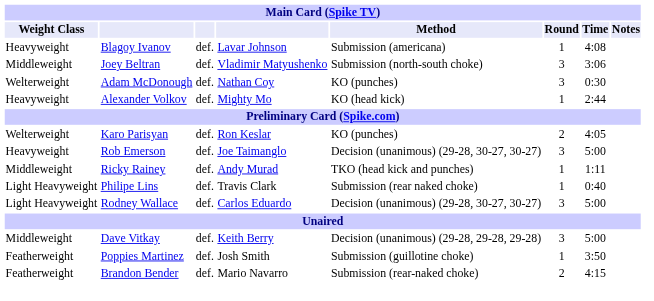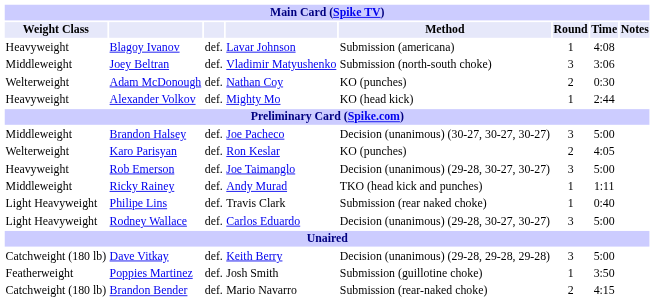(562, 82) 3 -> (571, 82) 2
+ row: (148, 134)
(39, 238) Middleweight -> (56, 256) Catchweight (180 lb)
(39, 273) Featherweight -> (56, 291) Catchweight (180 lb)
